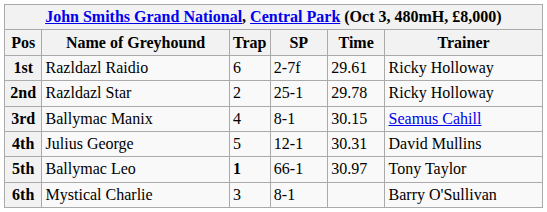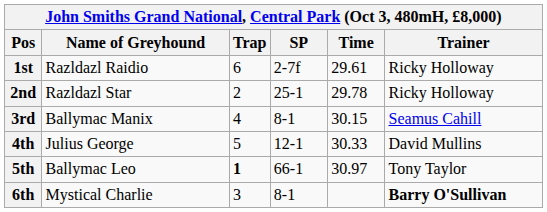(349, 144) 30.31 -> (349, 144) 30.33
(443, 194) normal -> (447, 194) bold
